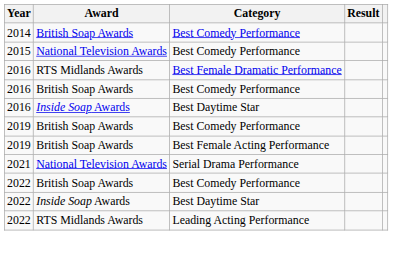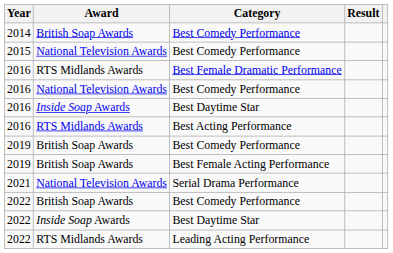(85, 88) British Soap Awards -> (102, 88) National Television Awards
+ row: (19, 126)
